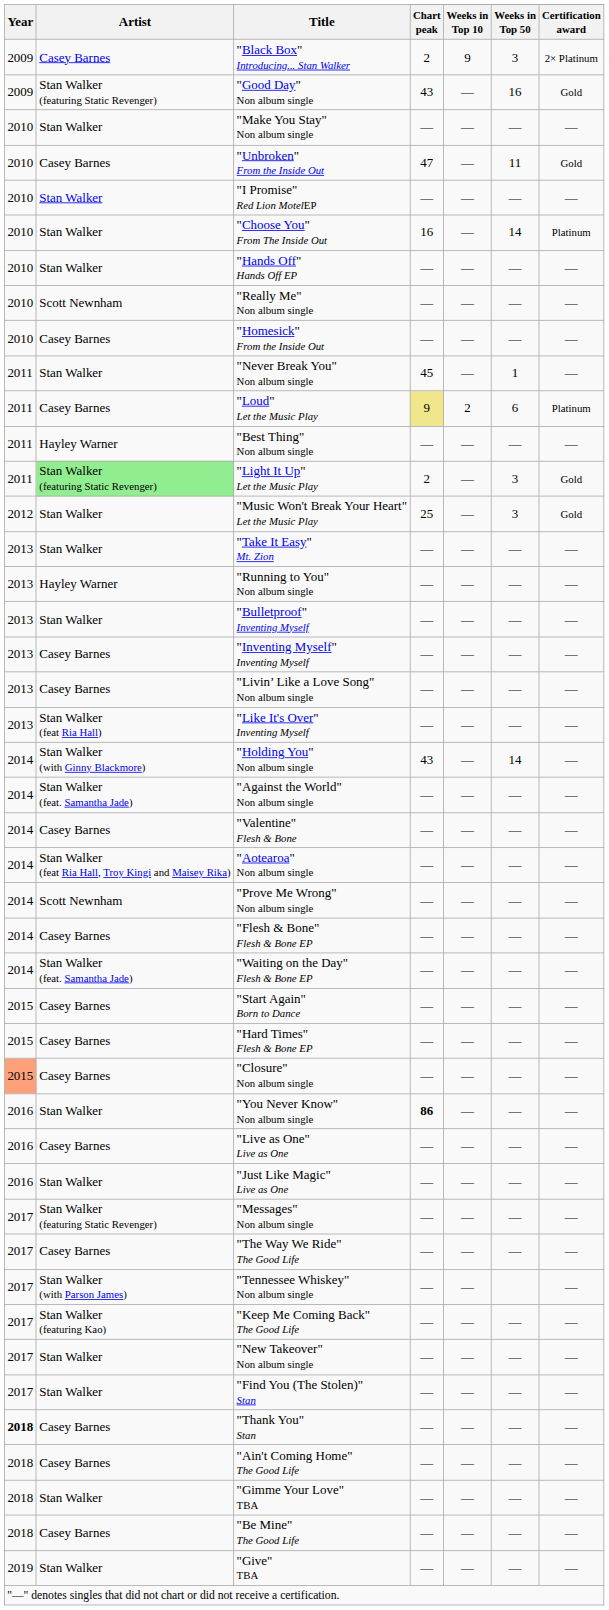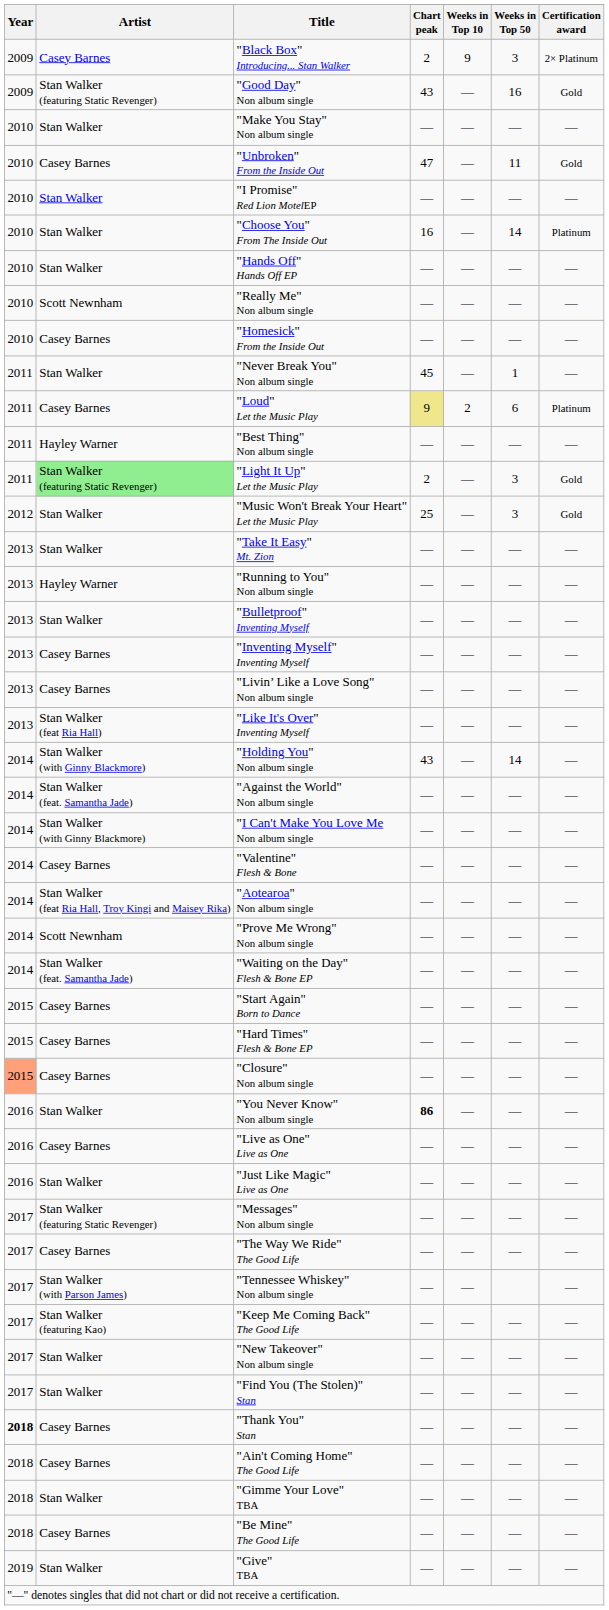+ row: (310, 830)
- row: (278, 935)
